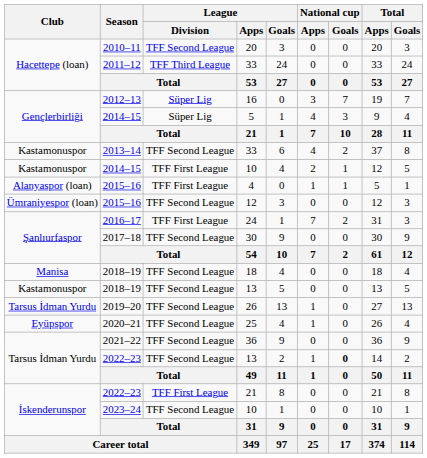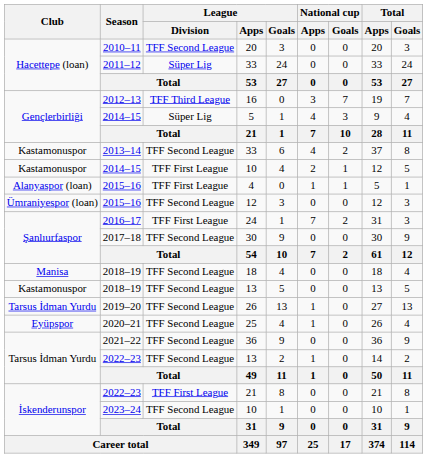(190, 64) TFF Third League -> (190, 64) Süper Lig
(190, 99) Süper Lig -> (190, 99) TFF Third League
(345, 358) bold -> (345, 358) normal
